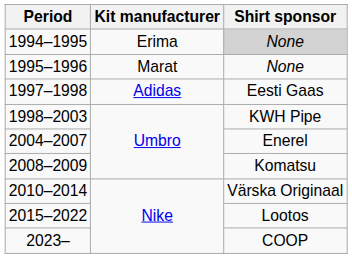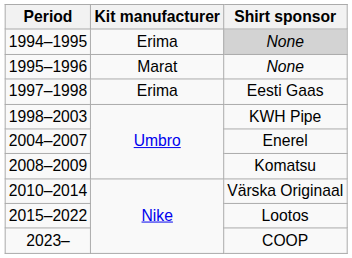(157, 91) Adidas -> (157, 91) Erima
